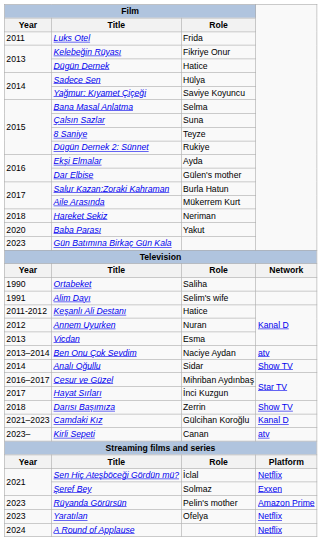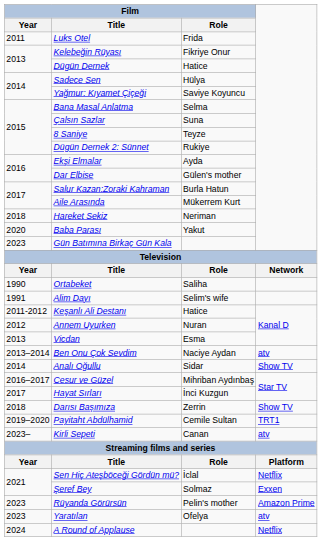+ row: (93, 421)
- row: (78, 421)
(270, 517) Netflix -> (264, 517) atv
